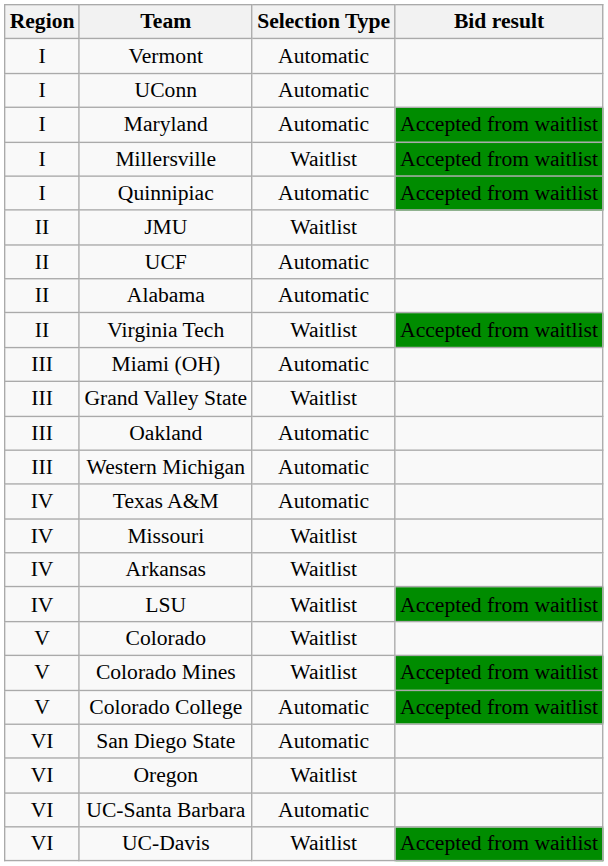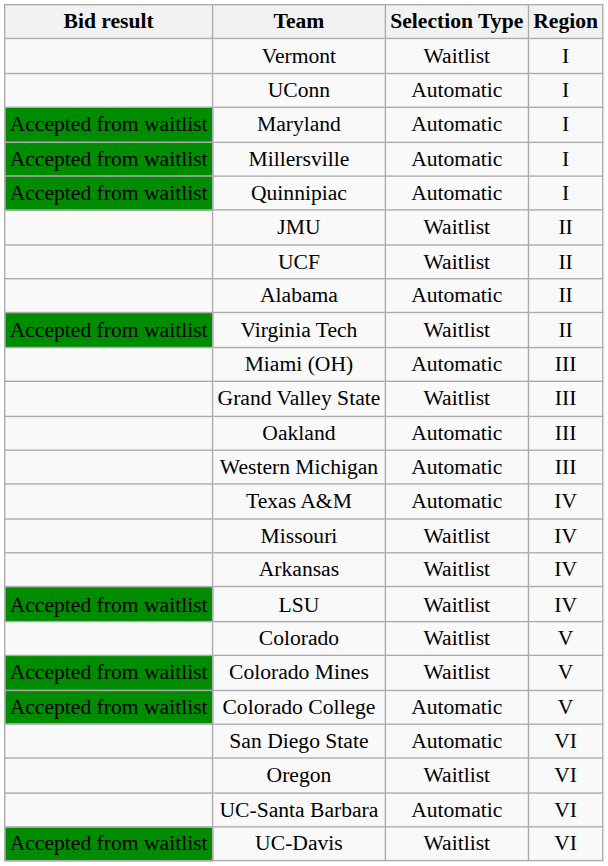columns swapped: (42, 21) <-> (499, 21)
(324, 55) Automatic -> (457, 55) Waitlist
(324, 158) Waitlist -> (457, 158) Automatic
(324, 261) Automatic -> (457, 261) Waitlist
